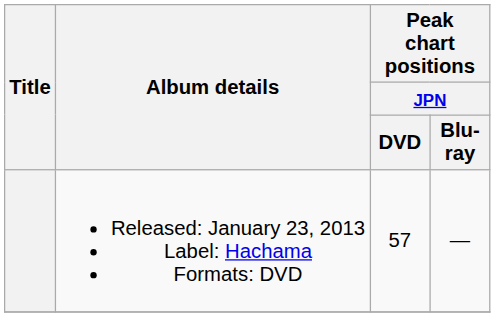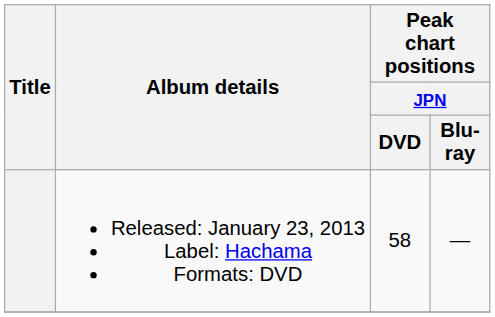(400, 240) 57 -> (400, 240) 58
